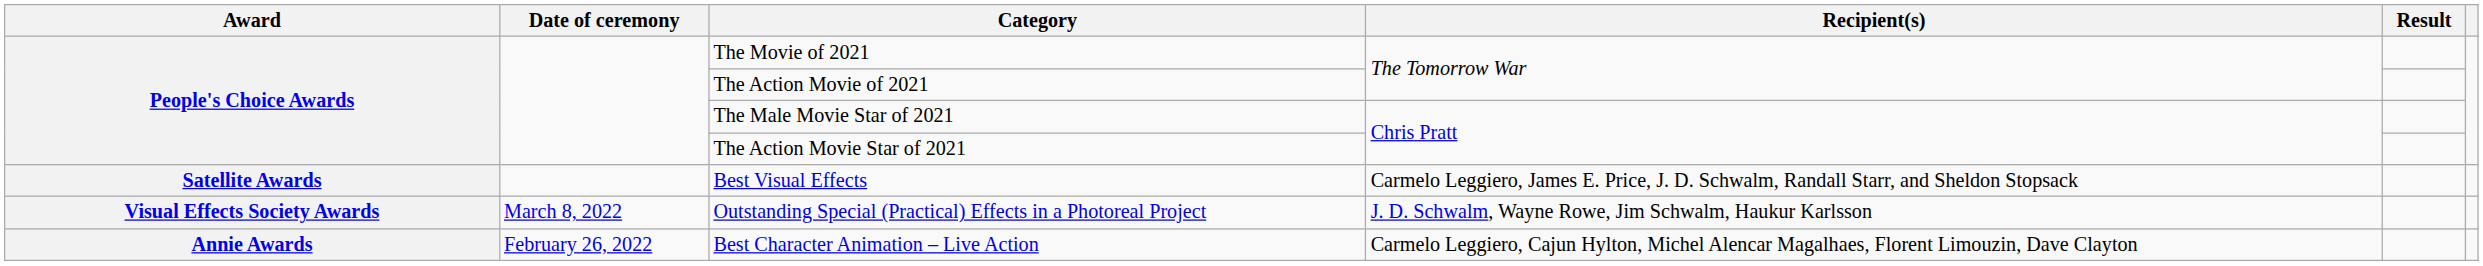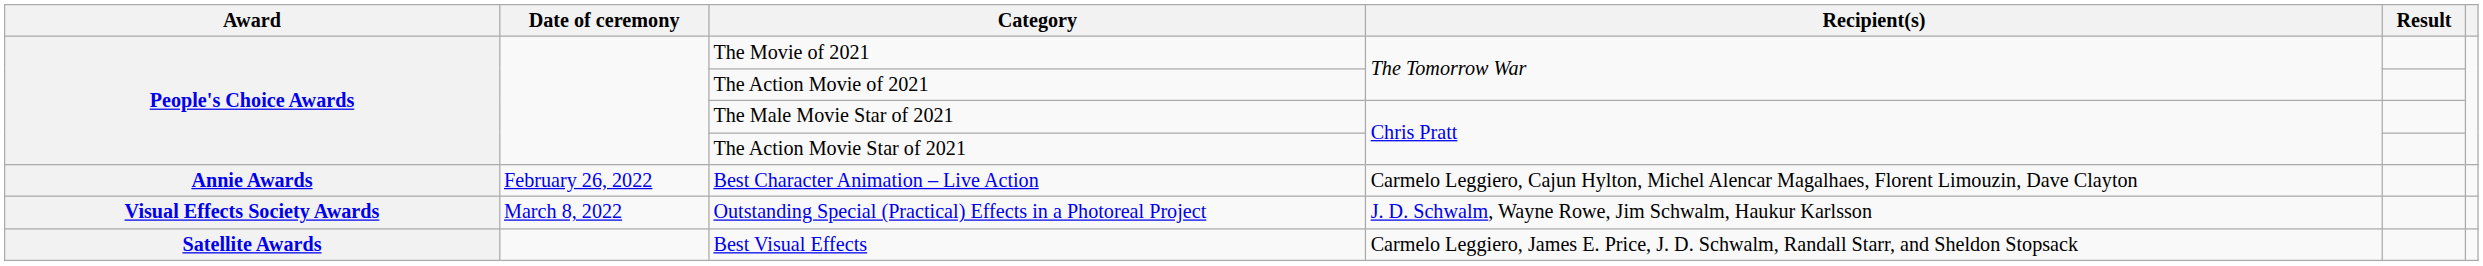rows swapped: (876, 244) <-> (790, 180)
